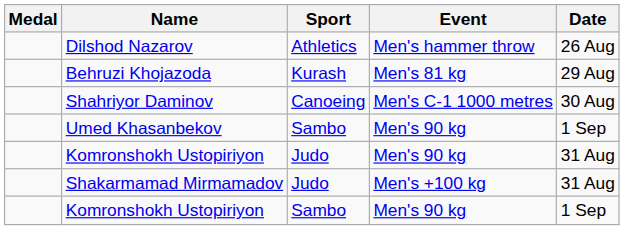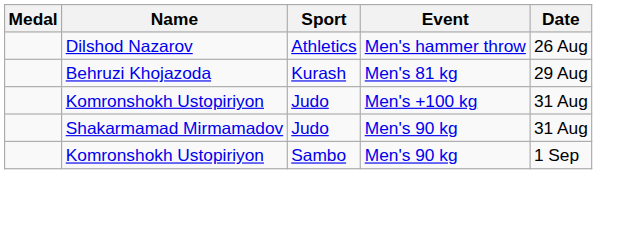- row: (139, 101)
- row: (144, 128)
(420, 156) Men's 90 kg -> (421, 101) Men's +100 kg
(430, 183) Men's +100 kg -> (411, 128) Men's 90 kg
